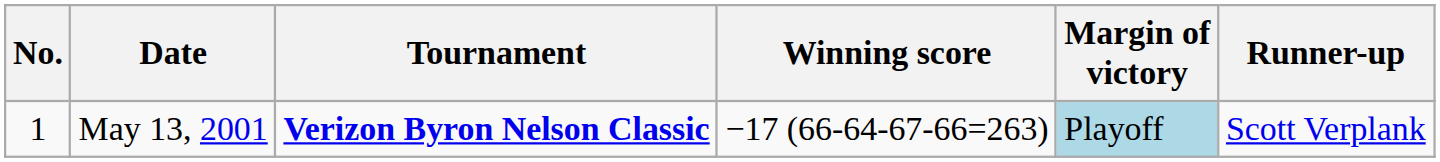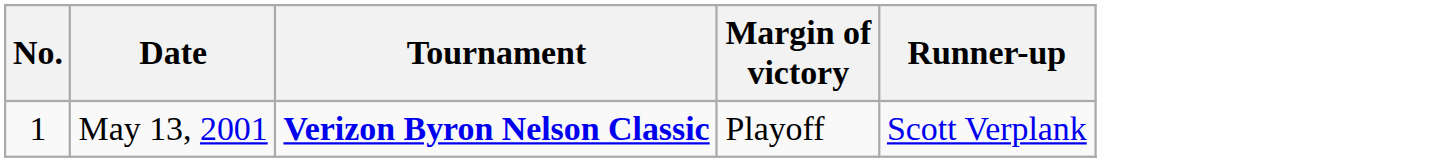- column: (887, 52)
(1114, 128) lightblue background -> (775, 128) no background
